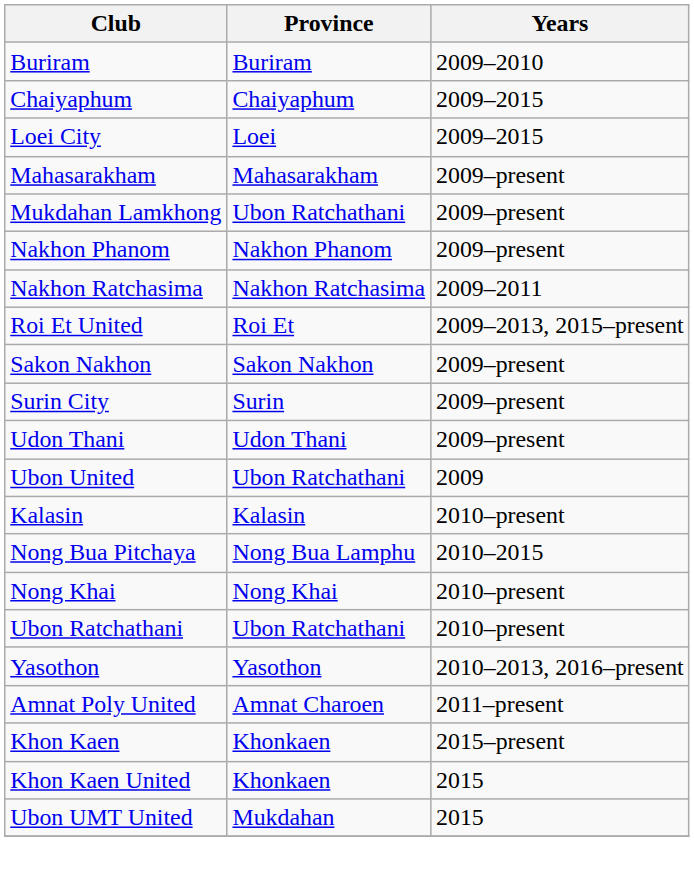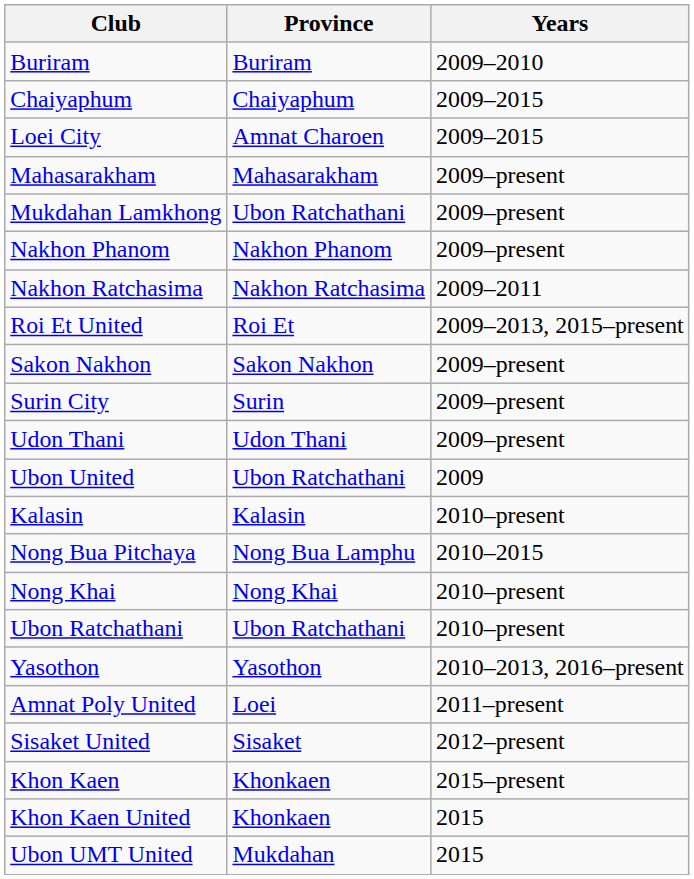(254, 136) Loei -> (308, 136) Amnat Charoen
(308, 703) Amnat Charoen -> (254, 703) Loei
+ row: (80, 741)
